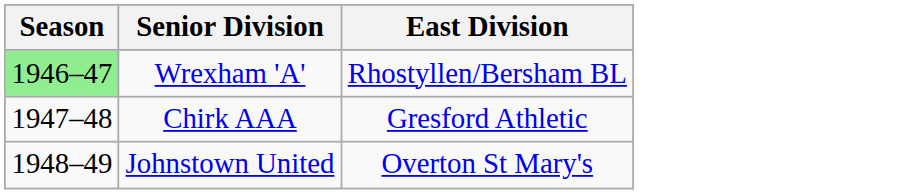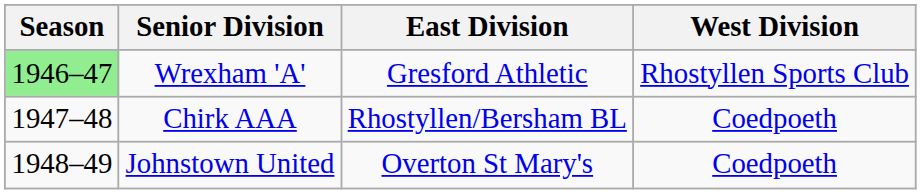+ column: (775, 27)
(487, 73) Rhostyllen/Bersham BL -> (487, 73) Gresford Athletic
(487, 118) Gresford Athletic -> (487, 118) Rhostyllen/Bersham BL
